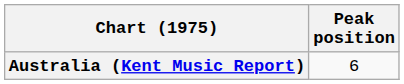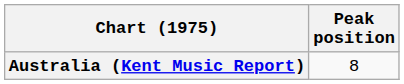(354, 66) 6 -> (354, 66) 8
